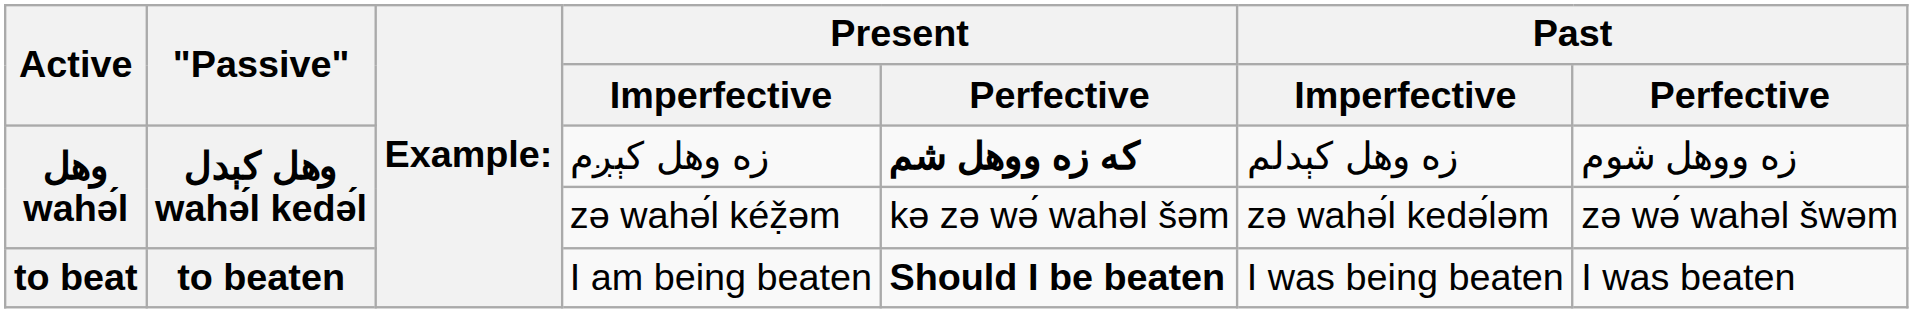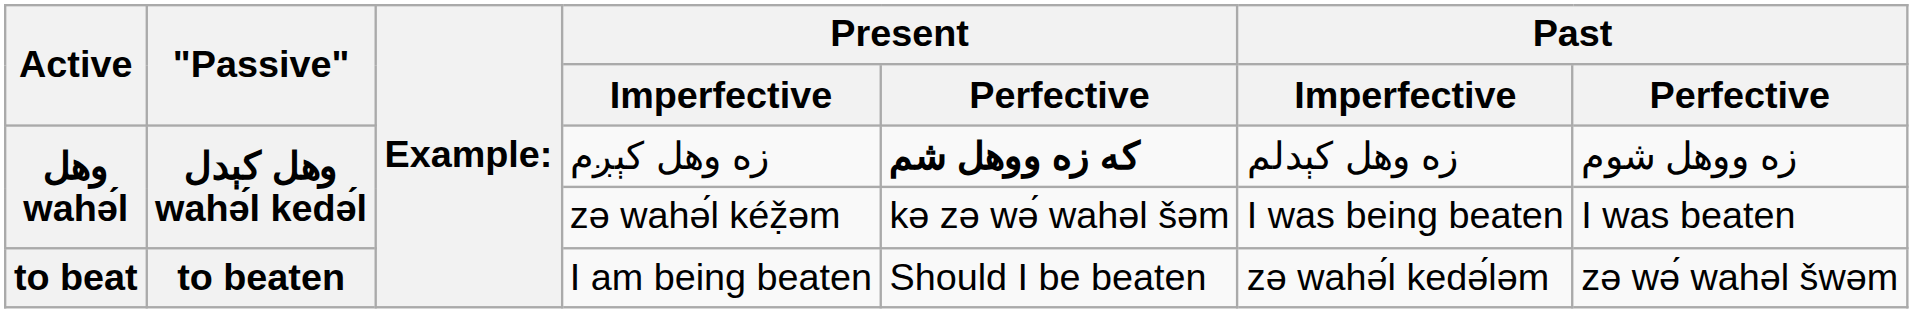(1398, 216) zә wahә́l kedә́lәm -> (1405, 216) I was being beaten
(1740, 216) zә wә́ wahәl šwәm -> (1688, 216) I was beaten
(1057, 276) bold -> (1048, 276) normal
(1405, 276) I was being beaten -> (1398, 276) zә wahә́l kedә́lәm
(1688, 276) I was beaten -> (1740, 276) zә wә́ wahәl šwәm
